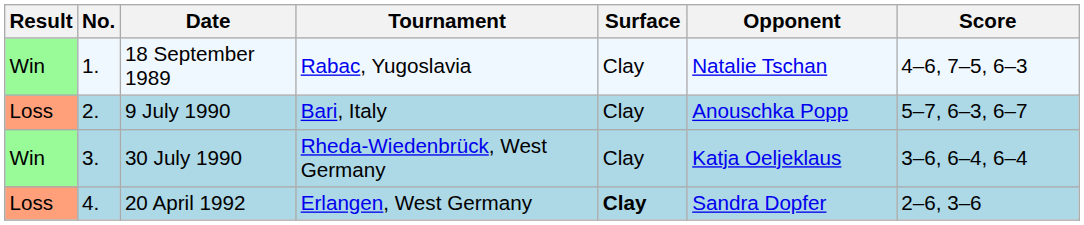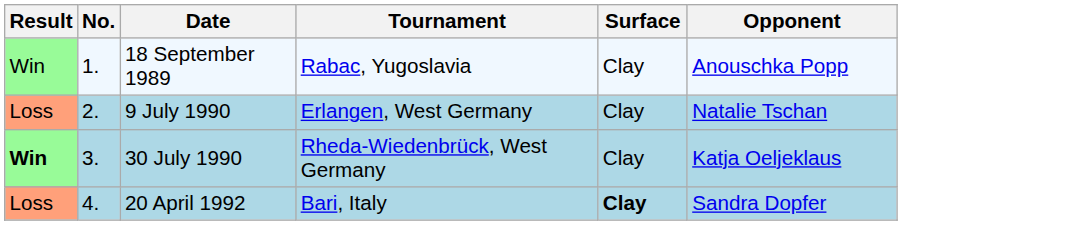- column: (988, 20)
(760, 66) Natalie Tschan -> (770, 66) Anouschka Popp
(344, 111) Bari, Italy -> (416, 111) Erlangen, West Germany
(770, 111) Anouschka Popp -> (760, 111) Natalie Tschan
(27, 157) normal -> (28, 157) bold
(416, 202) Erlangen, West Germany -> (344, 202) Bari, Italy
